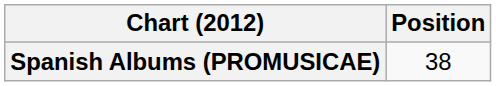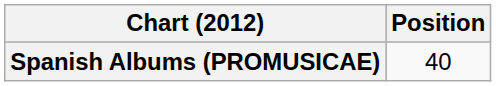(438, 61) 38 -> (438, 61) 40
